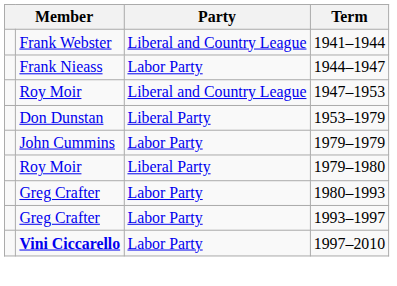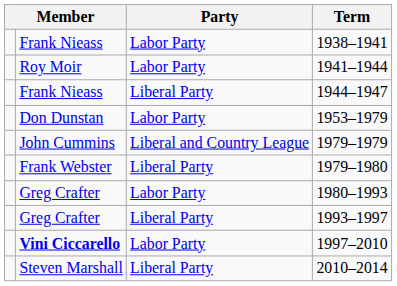+ row: (352, 42)
(65, 42) Frank Webster -> (50, 67) Roy Moir
(217, 42) Liberal and Country League -> (168, 67) Labor Party
(165, 67) Labor Party -> (172, 92) Liberal Party
- row: (349, 92)
(169, 117) Liberal Party -> (168, 117) Labor Party
(165, 142) Labor Party -> (220, 142) Liberal and Country League
(50, 167) Roy Moir -> (65, 167) Frank Webster
(165, 218) Labor Party -> (172, 218) Liberal Party
+ row: (352, 268)
